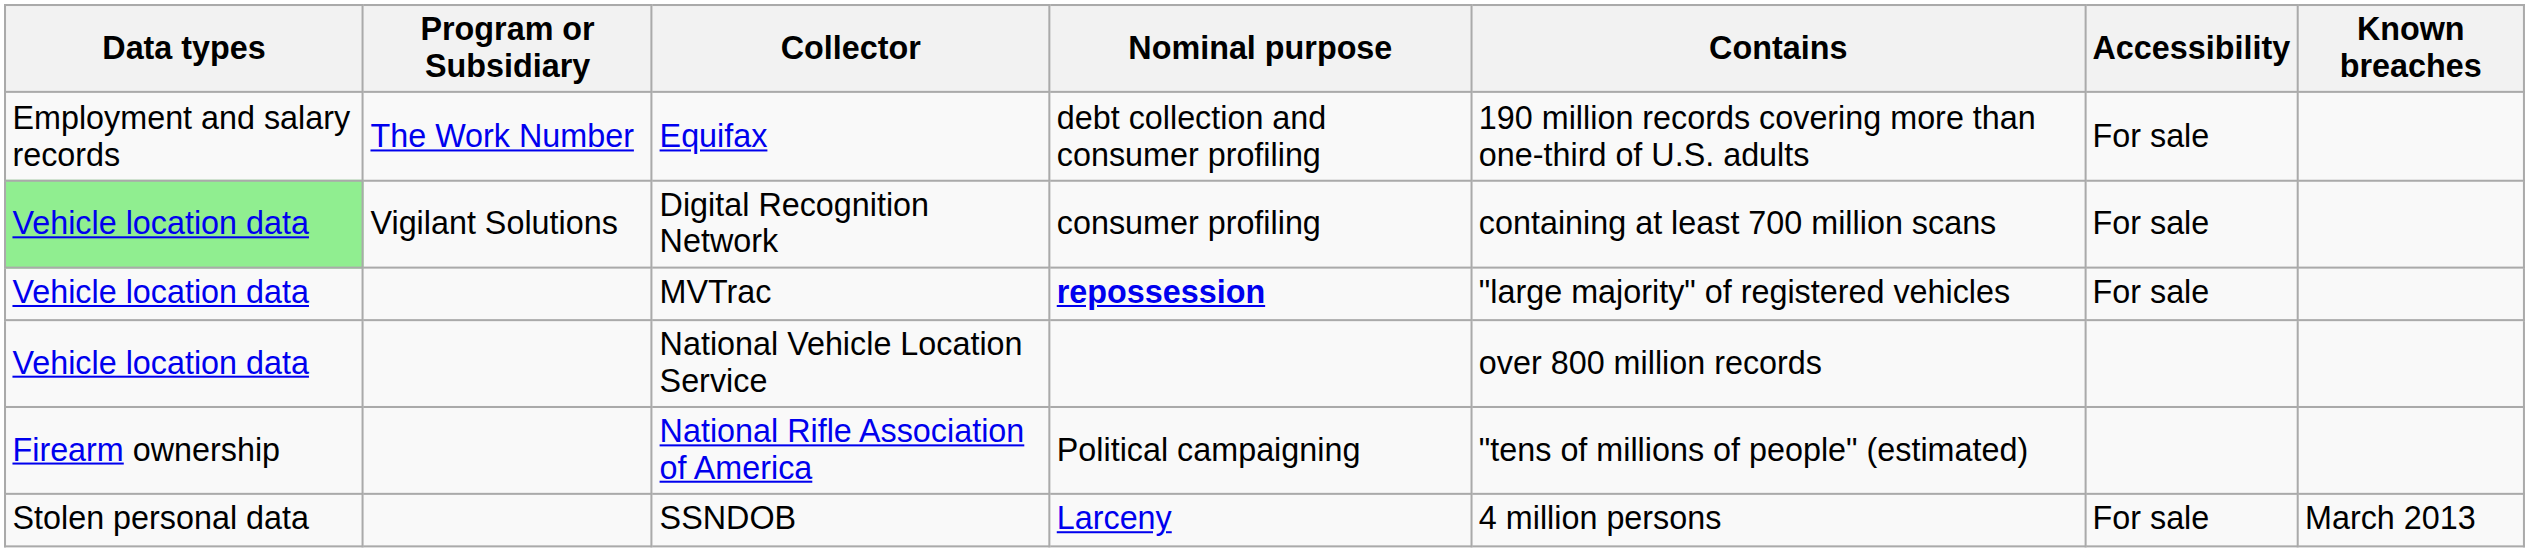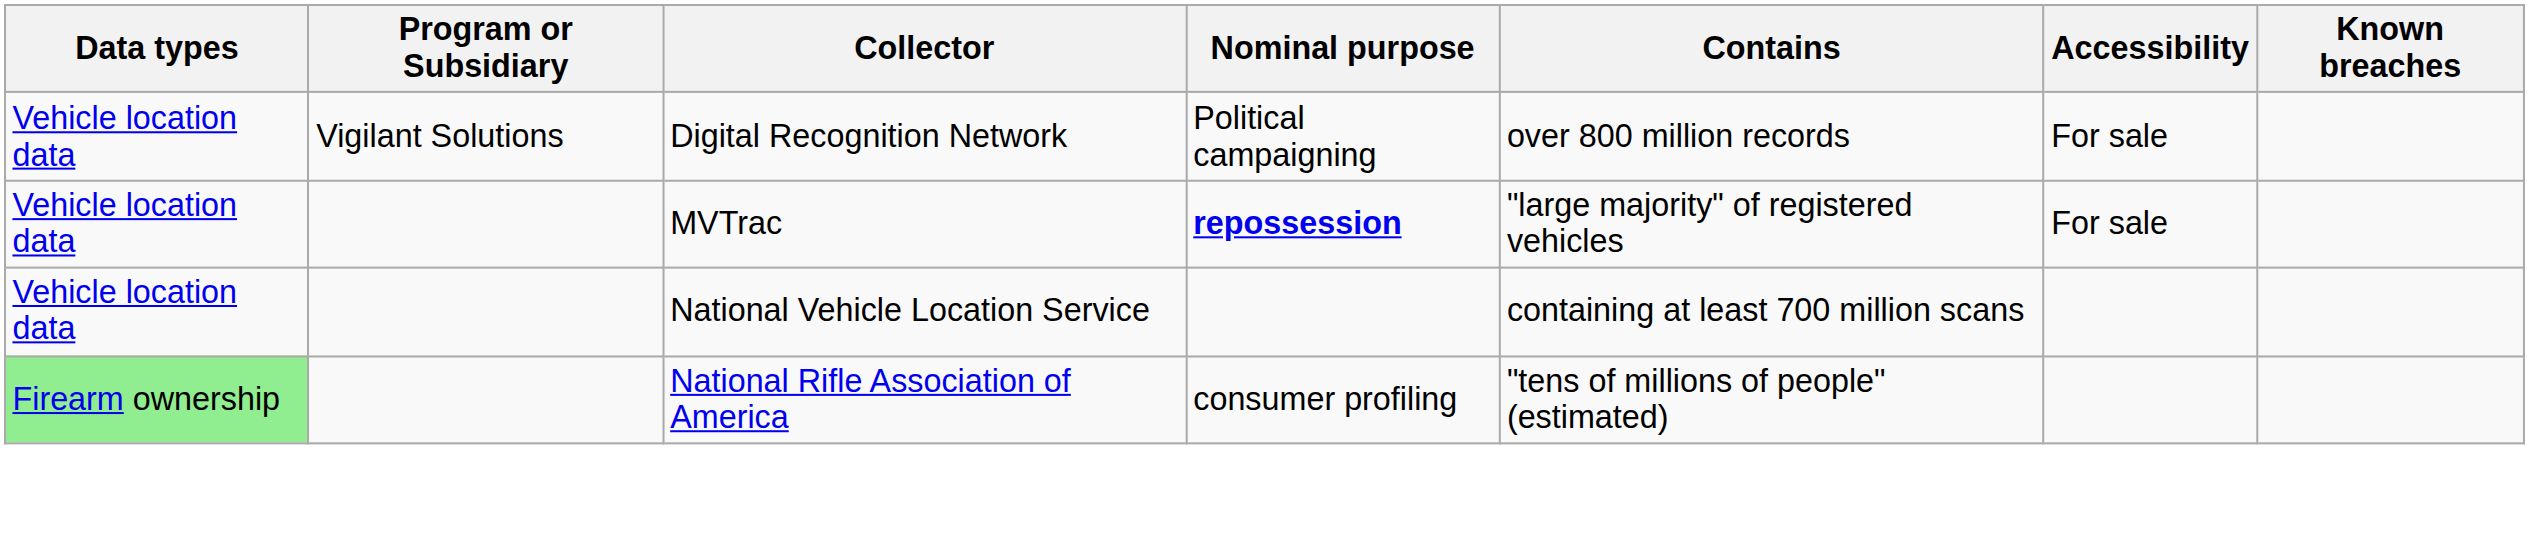- row: (713, 135)
(161, 223) lightgreen background -> (125, 135) no background
(1189, 223) consumer profiling -> (1285, 135) Political campaigning
(1738, 223) containing at least 700 million scans -> (1678, 135) over 800 million records
(1650, 362) over 800 million records -> (1766, 311) containing at least 700 million scans
(146, 450) no background -> (146, 398) lightgreen background
(1209, 450) Political campaigning -> (1325, 398) consumer profiling
- row: (728, 519)
